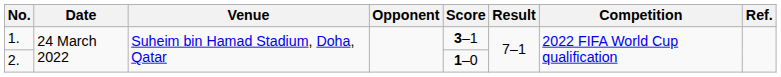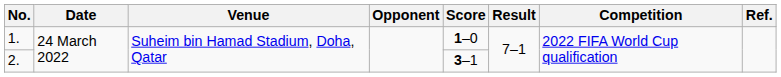(466, 38) 3–1 -> (466, 38) 1–0
(466, 60) 1–0 -> (466, 60) 3–1
